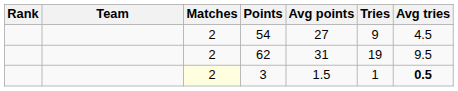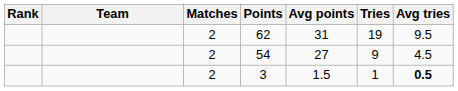rows swapped: (263, 34) <-> (263, 55)
(212, 75) lightyellow background -> (212, 75) no background
